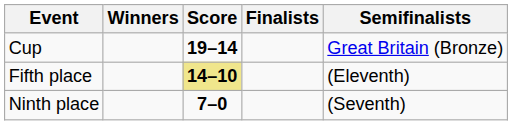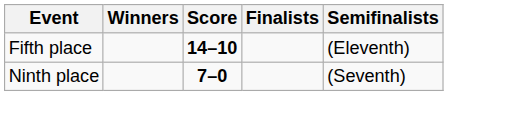- row: (25, 47)
(212, 76) khaki background -> (212, 47) no background
